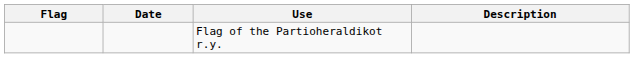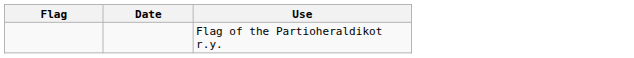- column: (520, 13)
